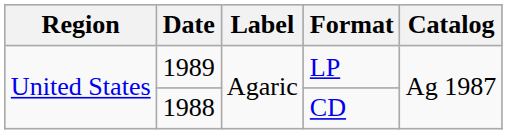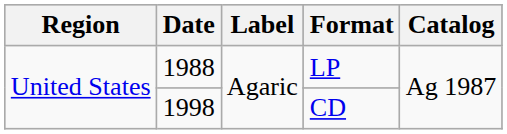(189, 66) 1989 -> (189, 66) 1988
(189, 107) 1988 -> (189, 107) 1998
